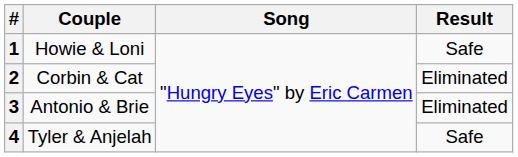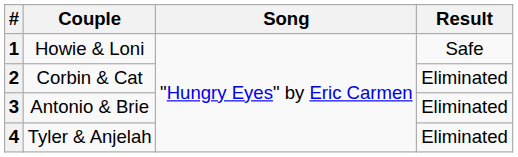(464, 136) Safe -> (464, 136) Eliminated
